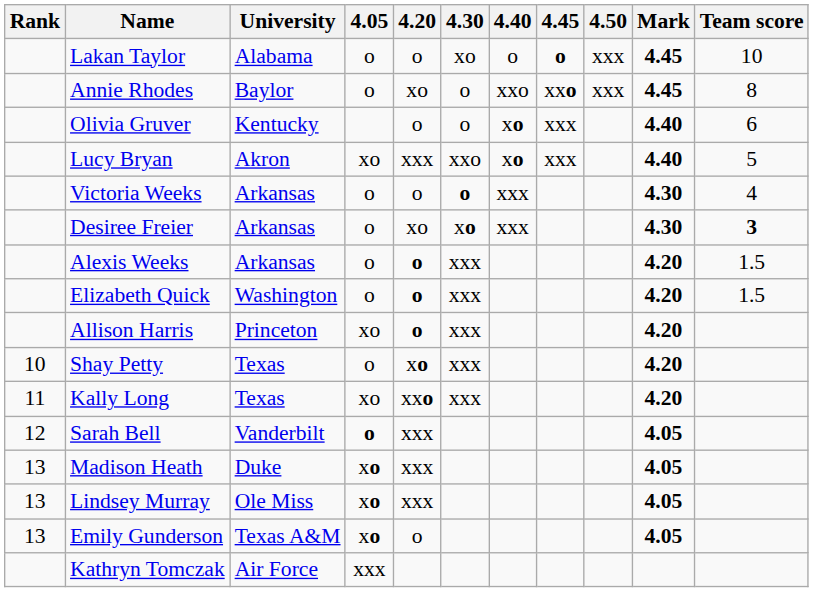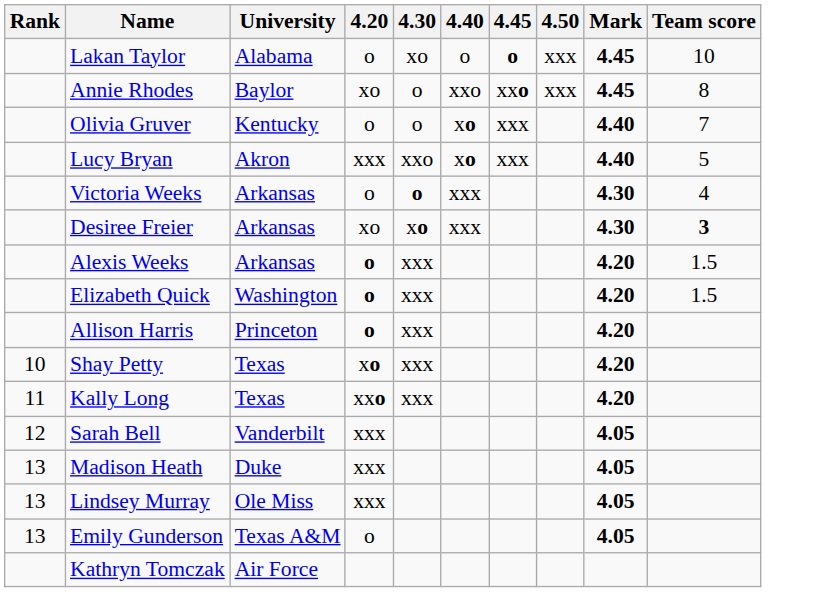- column: (369, 21)
(752, 124) 6 -> (704, 124) 7
